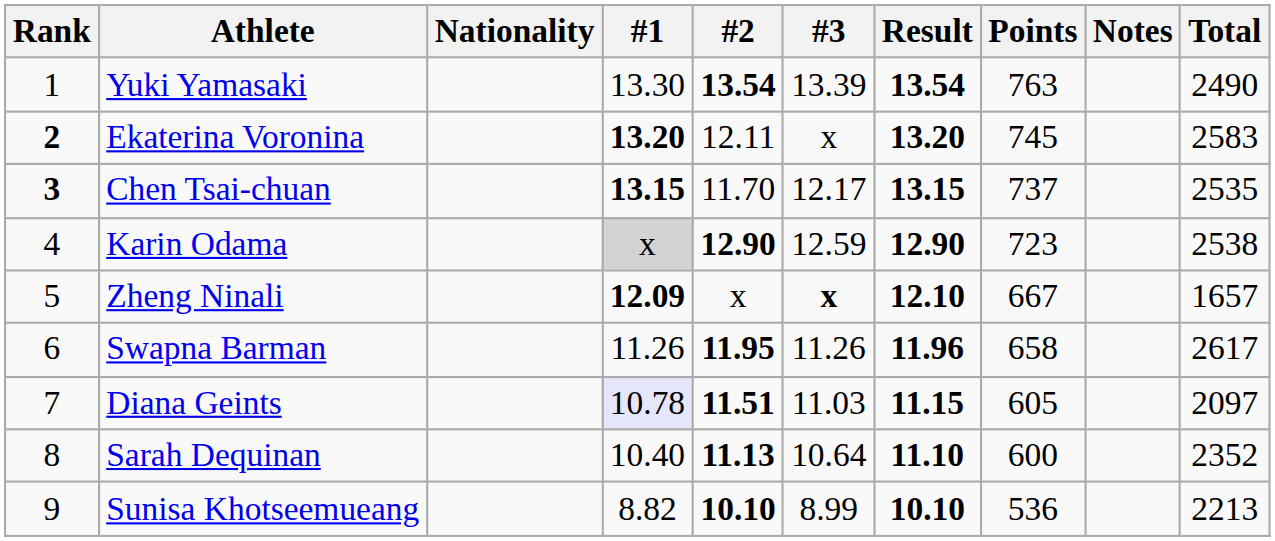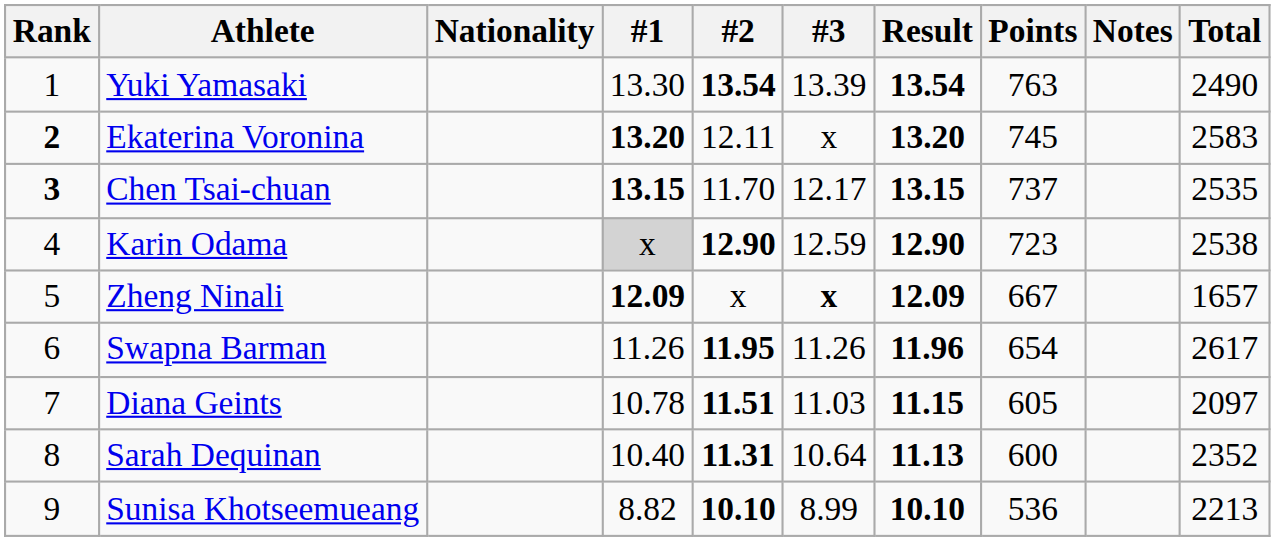(927, 296) 12.10 -> (927, 296) 12.09
(1033, 349) 658 -> (1033, 349) 654
(647, 402) lavender background -> (647, 402) no background
(738, 455) 11.13 -> (738, 455) 11.31
(927, 455) 11.10 -> (927, 455) 11.13
